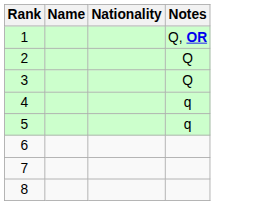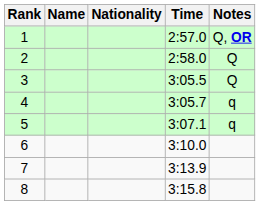+ column: (187, 15)
